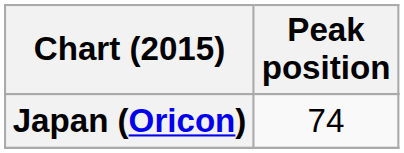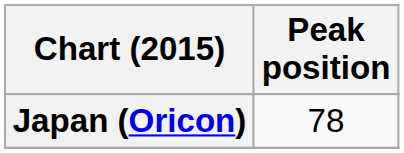(326, 120) 74 -> (326, 120) 78
